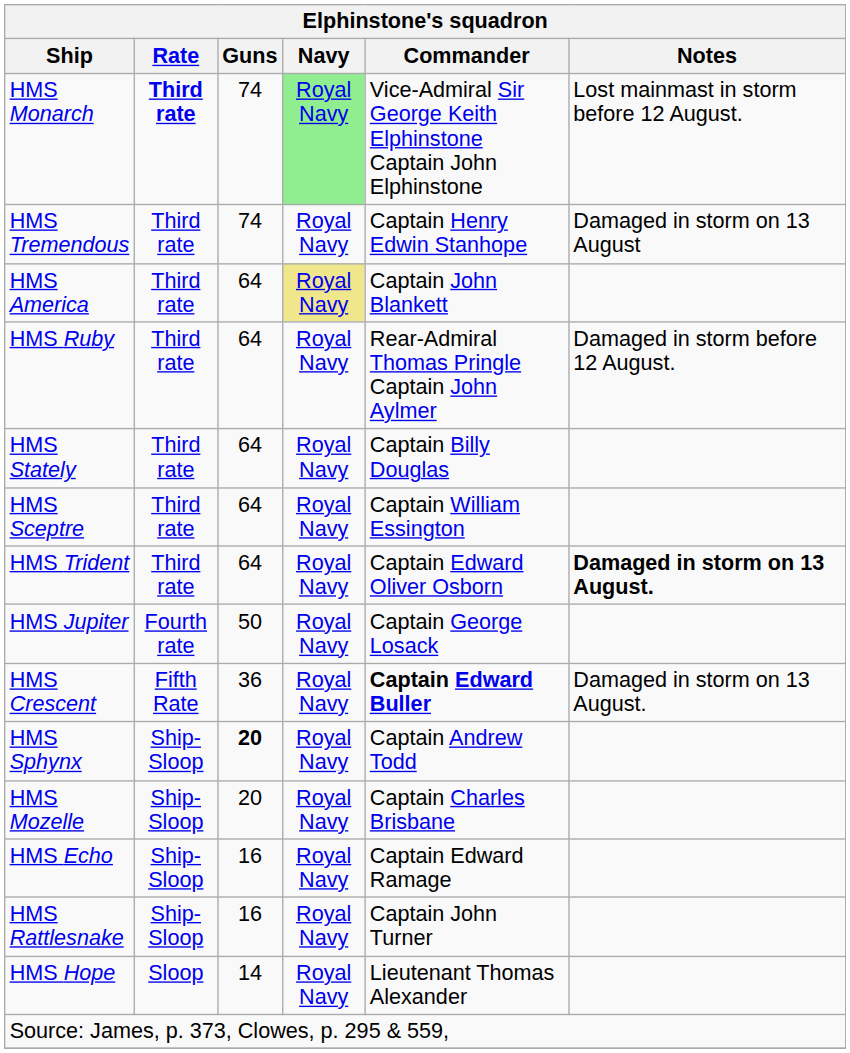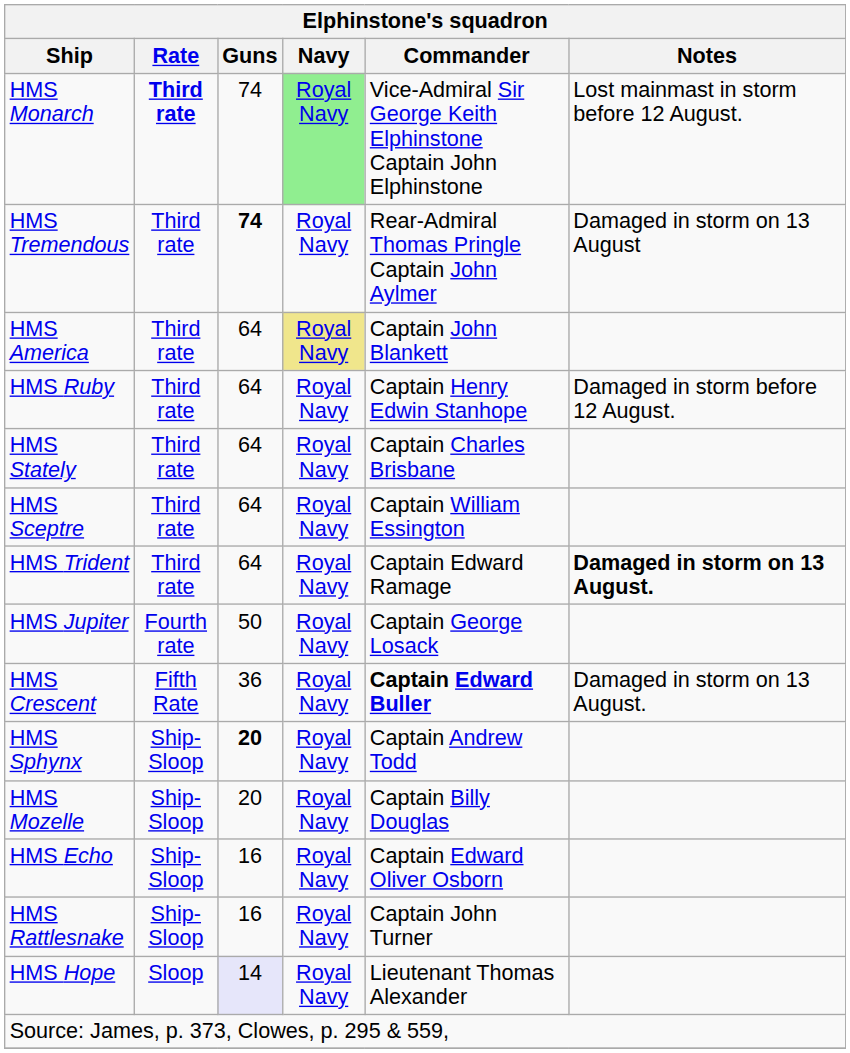(250, 221) normal -> (250, 221) bold
(448, 233) Captain Henry Edwin Stanhope -> (445, 258) Rear-Admiral Thomas Pringle Captain John Aylmer
(445, 375) Rear-Admiral Thomas Pringle Captain John Aylmer -> (448, 399) Captain Henry Edwin Stanhope
(430, 458) Captain Billy Douglas -> (447, 458) Captain Charles Brisbane
(447, 575) Captain Edward Oliver Osborn -> (447, 575) Captain Edward Ramage
(447, 809) Captain Charles Brisbane -> (430, 809) Captain Billy Douglas
(447, 867) Captain Edward Ramage -> (447, 867) Captain Edward Oliver Osborn
(250, 972) no background -> (250, 972) lavender background
